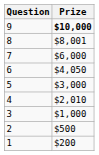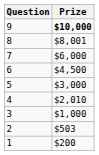(70, 70) $4,050 -> (70, 70) $4,500
(65, 129) $500 -> (65, 129) $503
